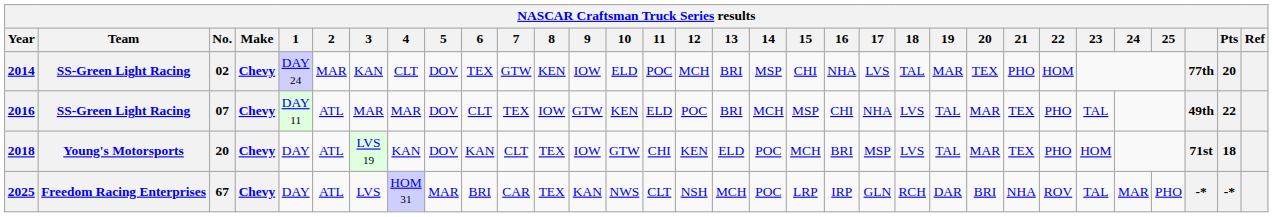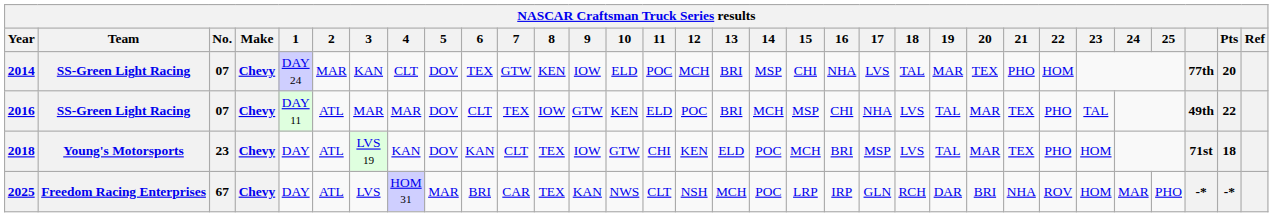(222, 71) 02 -> (222, 71) 07
(222, 151) 20 -> (222, 151) 23
(1096, 191) TAL -> (1096, 191) HOM
